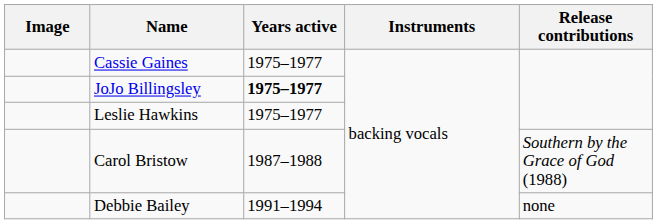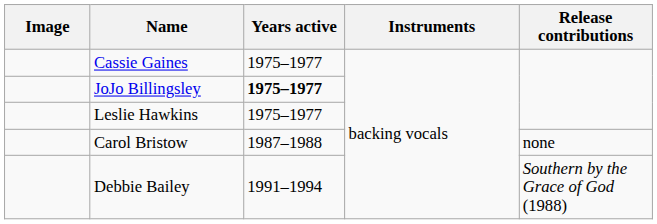(575, 160) Southern by the Grace of God (1988) -> (539, 141) none
(539, 205) none -> (575, 187) Southern by the Grace of God (1988)
